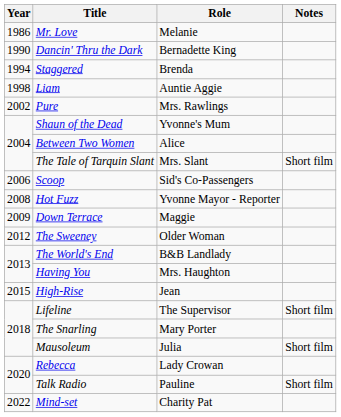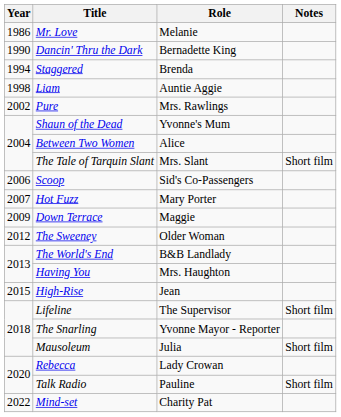(19, 198) 2008 -> (19, 198) 2007
(220, 198) Yvonne Mayor - Reporter -> (188, 198) Mary Porter
(188, 328) Mary Porter -> (220, 328) Yvonne Mayor - Reporter
